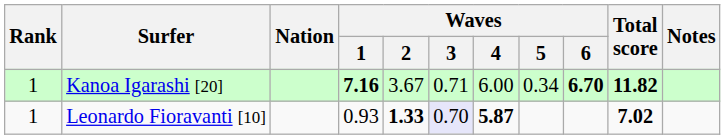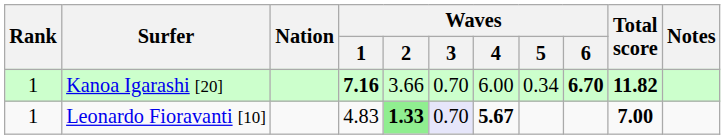(406, 85) 3.67 -> (406, 85) 3.66
(451, 85) 0.71 -> (451, 85) 0.70
(361, 117) 0.93 -> (361, 117) 4.83
(406, 117) no background -> (406, 117) lightgreen background
(496, 117) 5.87 -> (496, 117) 5.67
(635, 117) 7.02 -> (635, 117) 7.00
